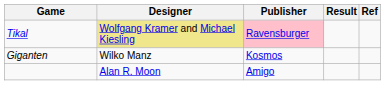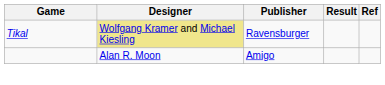(278, 34) pink background -> (278, 34) no background
- row: (27, 55)
